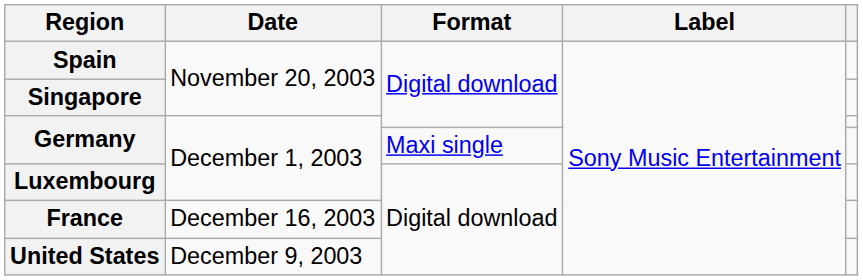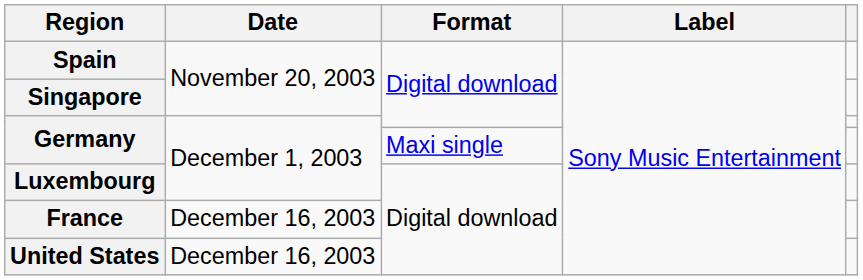(266, 256) December 9, 2003 -> (273, 256) December 16, 2003
